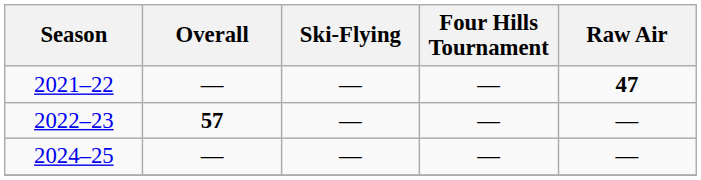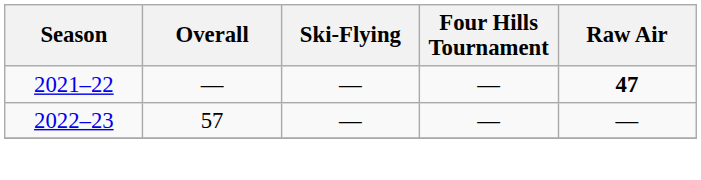(212, 120) bold -> (212, 120) normal
- row: (74, 156)
